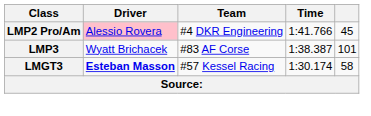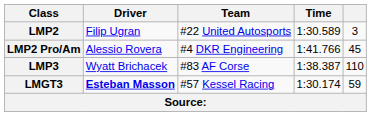+ row: (44, 31)
(124, 31) pink background -> (124, 48) no background
(347, 48) 101 -> (355, 66) 110
(347, 66) 58 -> (355, 84) 59
